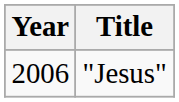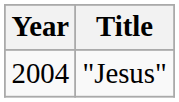(40, 73) 2006 -> (40, 73) 2004
